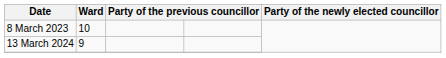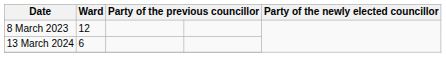(84, 28) 10 -> (84, 28) 12
(81, 44) 9 -> (81, 44) 6
